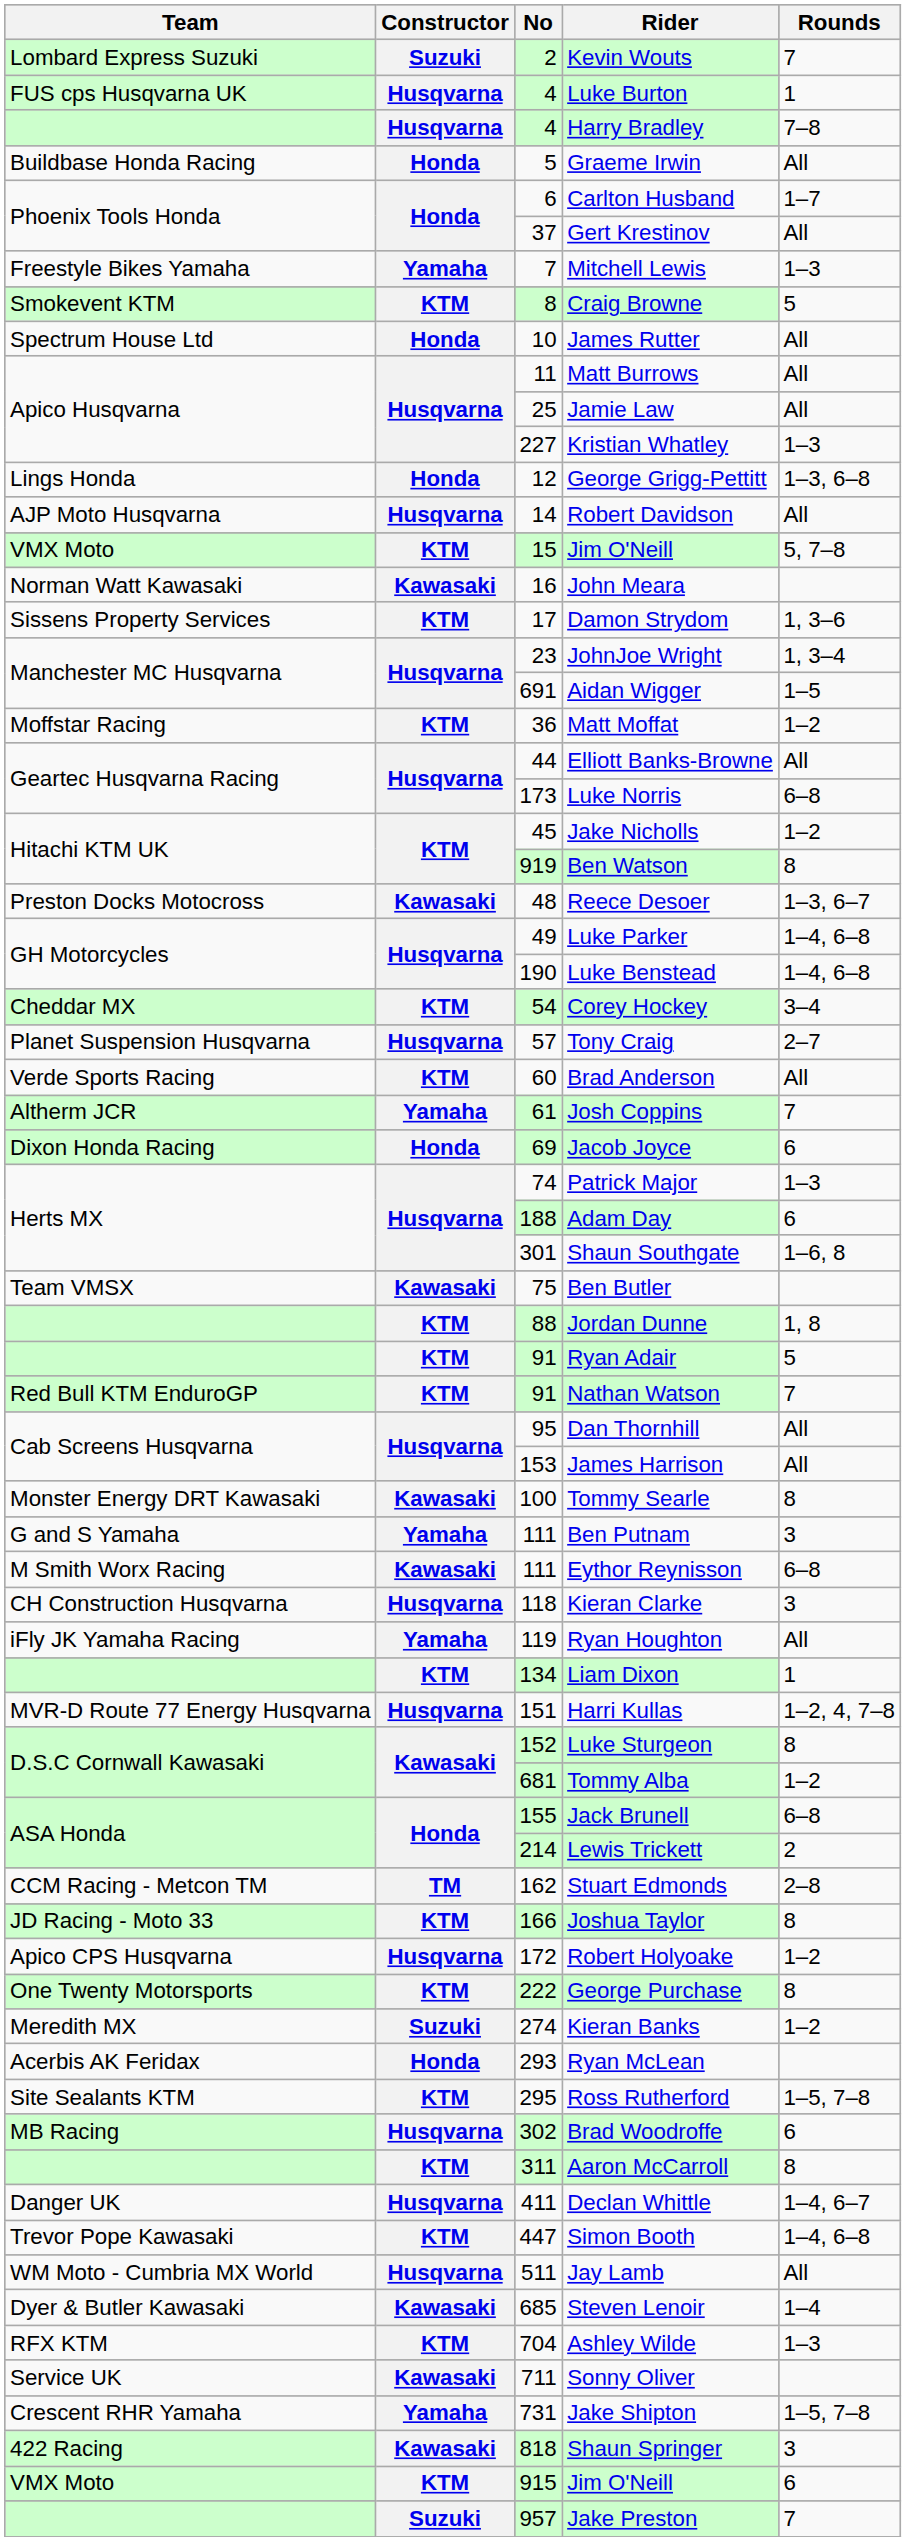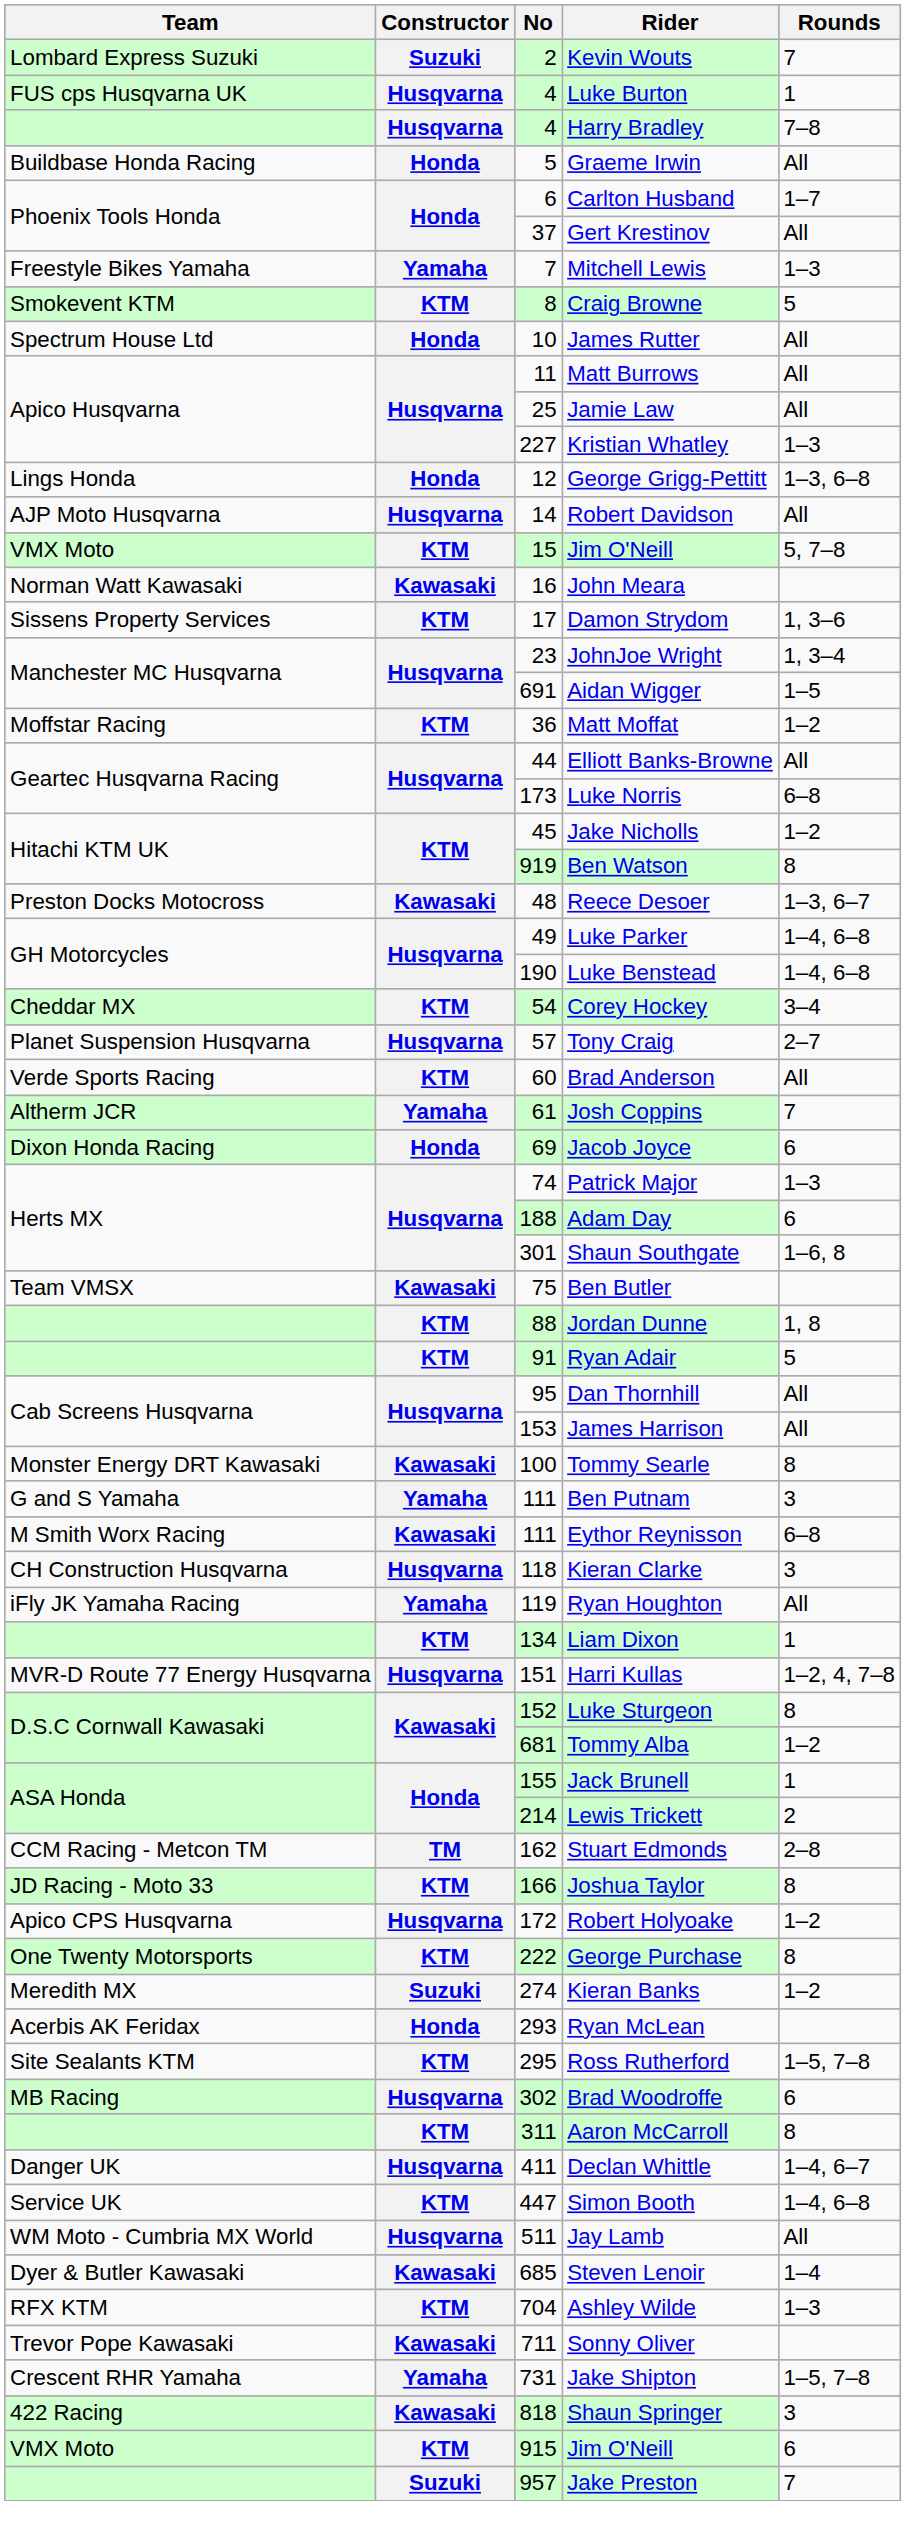- row: (544, 1393)
(802, 1815) 6–8 -> (790, 1780) 1
(122, 2237) Trevor Pope Kawasaki -> (66, 2202) Service UK
(66, 2378) Service UK -> (122, 2342) Trevor Pope Kawasaki
